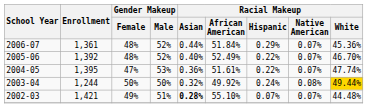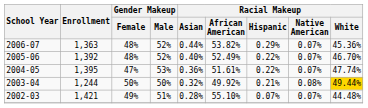(86, 46) 1,361 -> (86, 46) 1,363
(226, 46) 51.84% -> (226, 46) 53.82%
(268, 84) 0.24% -> (268, 84) 0.21%
(191, 97) bold -> (191, 97) normal
